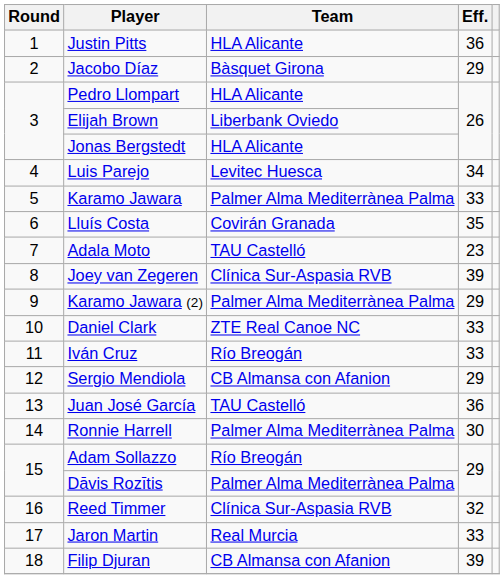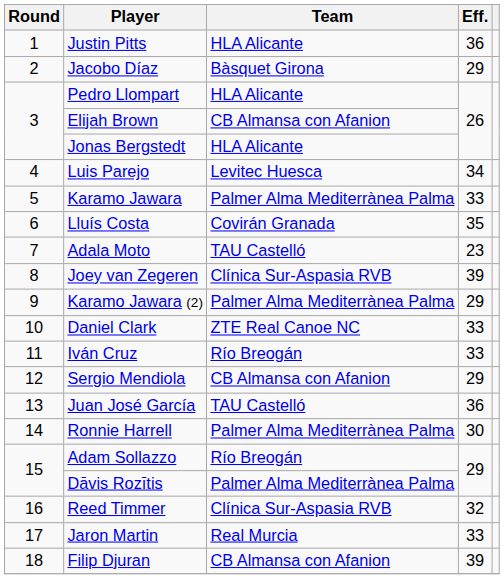(274, 120) Liberbank Oviedo -> (300, 120) CB Almansa con Afanion
